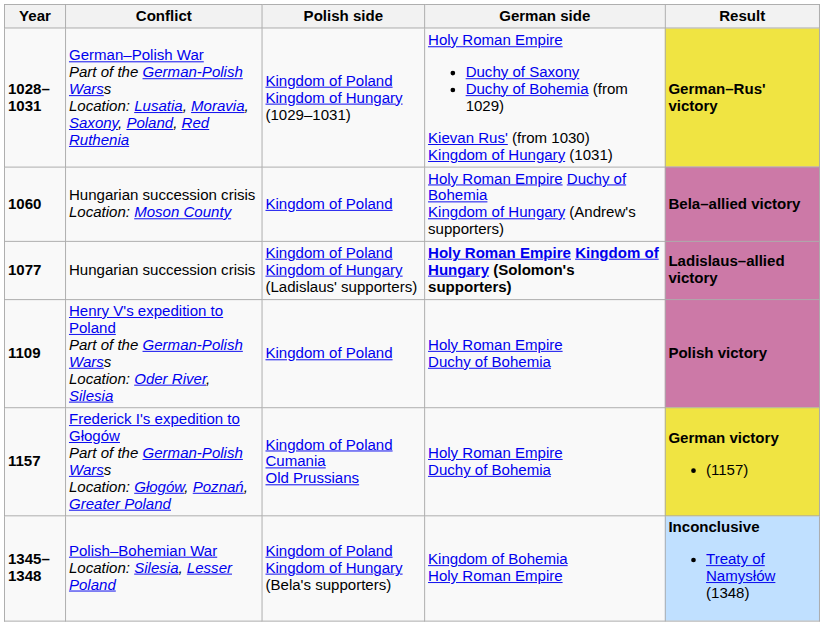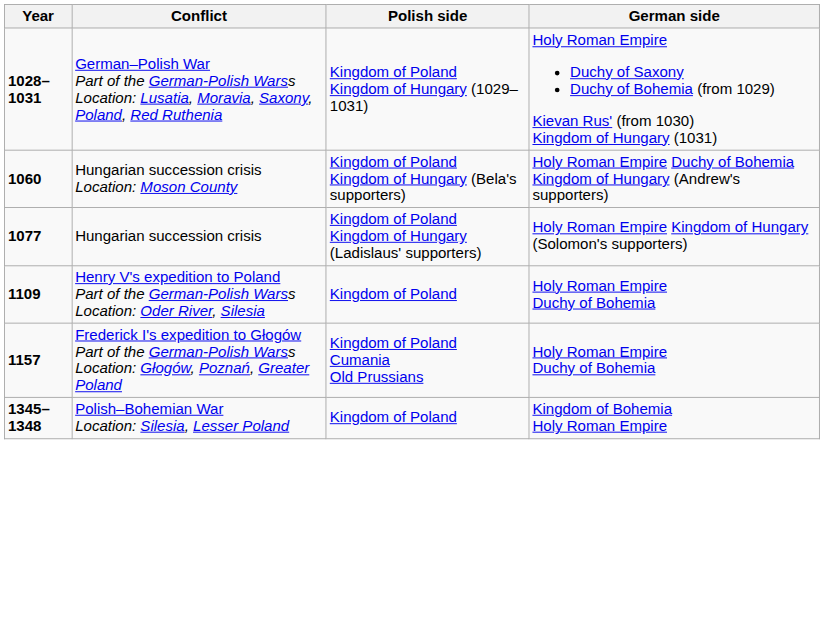- column: (742, 16)
(329, 204) Kingdom of Poland -> (423, 178) Kingdom of Poland Kingdom of Hungary (Bela's supporters)
(543, 270) bold -> (670, 236) normal
(334, 568) Kingdom of Poland Kingdom of Hungary (Bela's supporters) -> (393, 418) Kingdom of Poland
